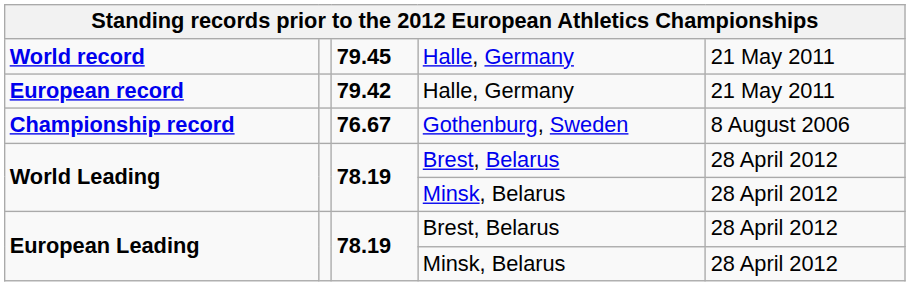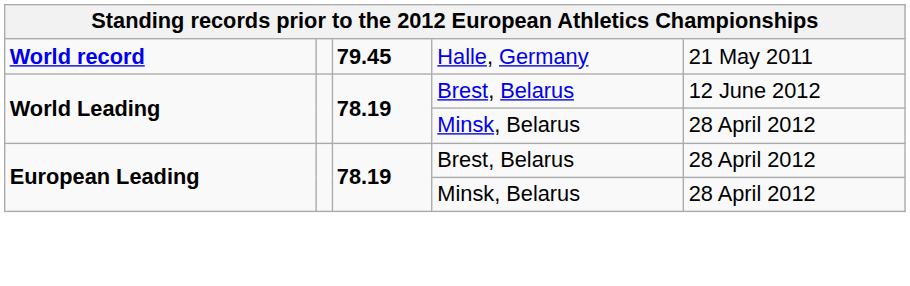- row: (97, 90)
- row: (122, 125)
(774, 159) 28 April 2012 -> (755, 90) 12 June 2012
